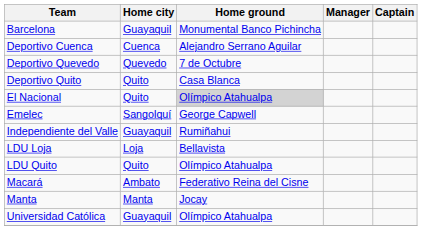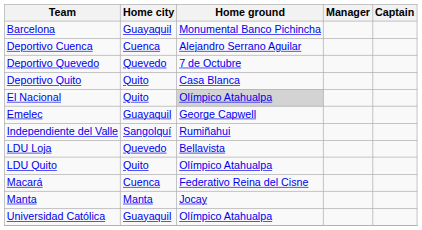(147, 115) Sangolquí -> (147, 115) Guayaquil
(147, 132) Guayaquil -> (147, 132) Sangolquí
(133, 149) Loja -> (145, 149) Quevedo
(141, 183) Ambato -> (141, 183) Cuenca
